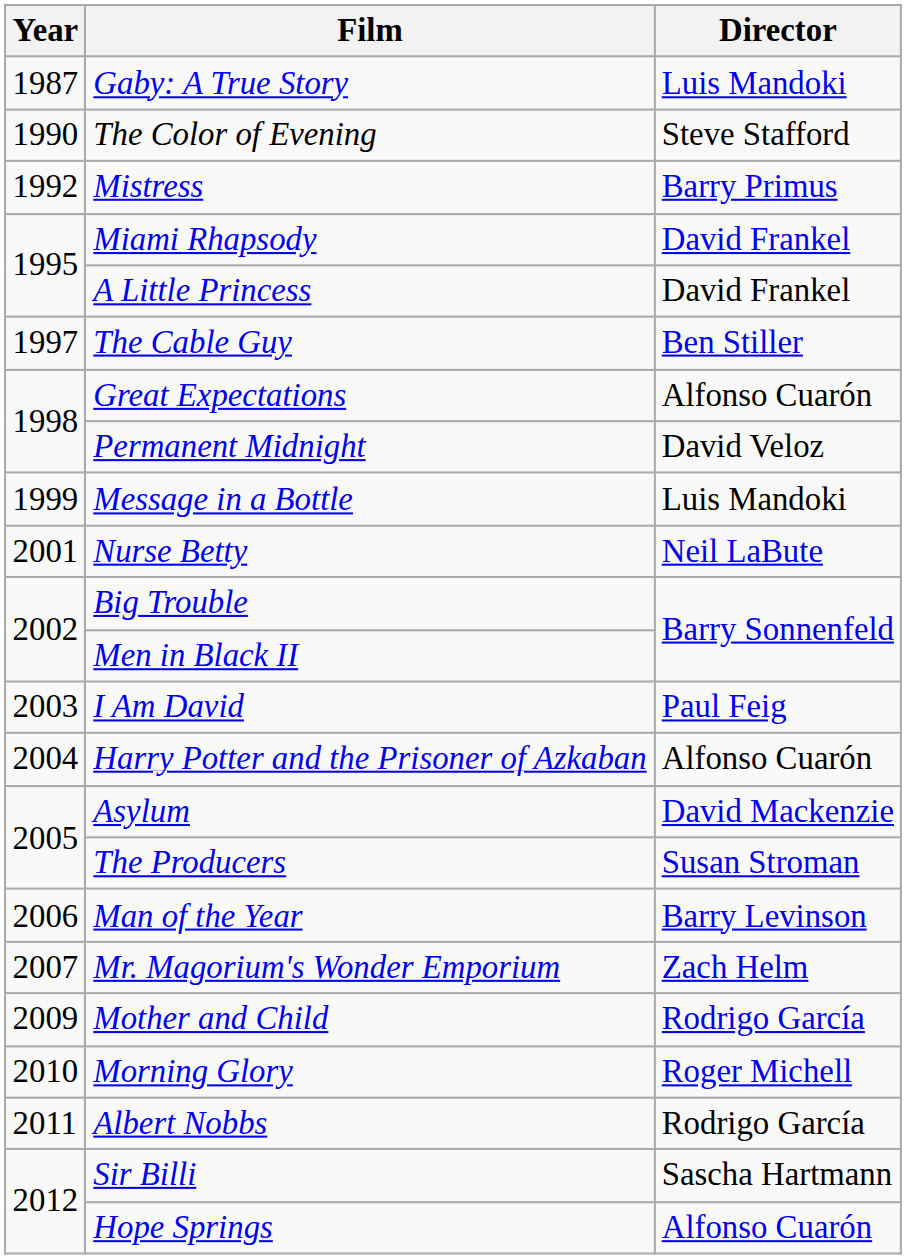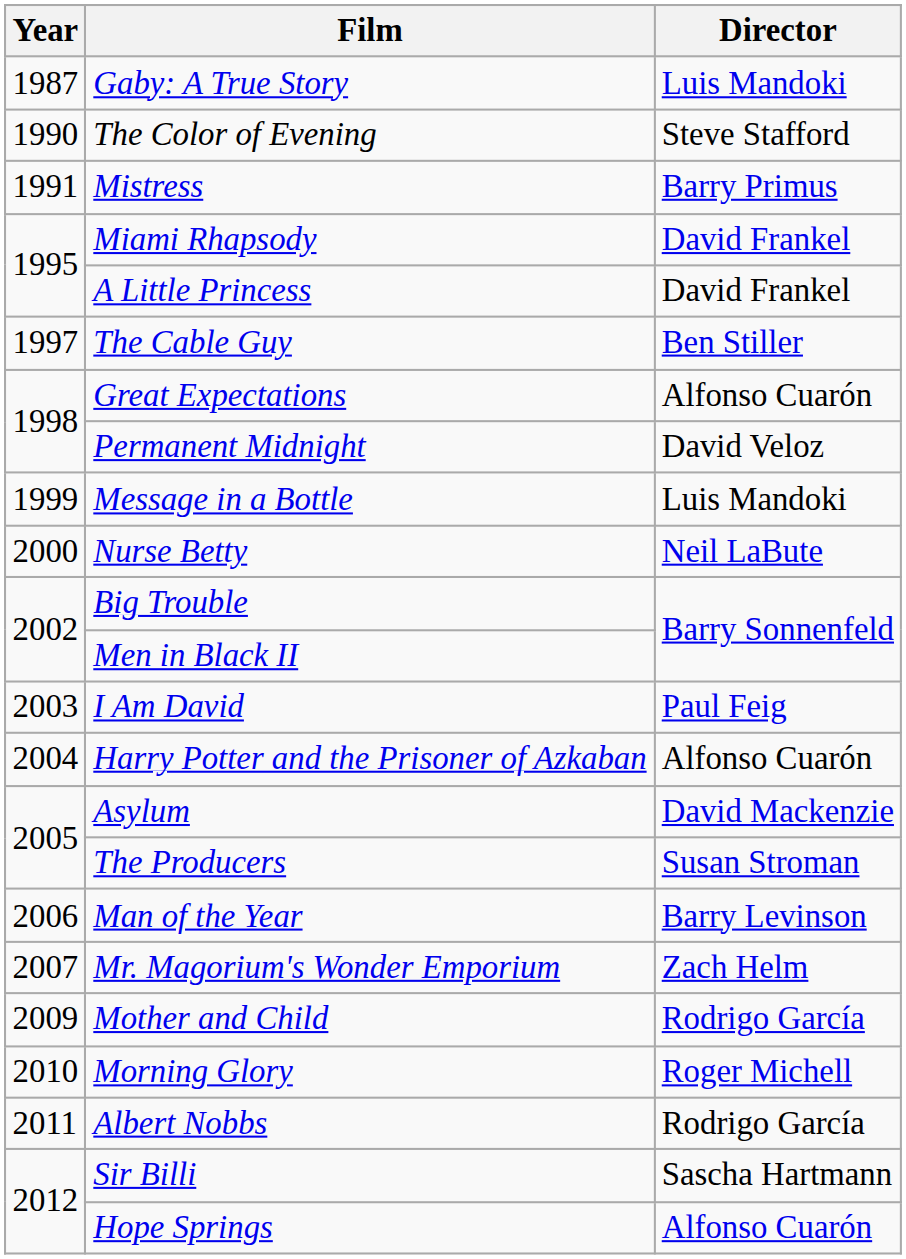(45, 186) 1992 -> (45, 186) 1991
(45, 550) 2001 -> (45, 550) 2000
